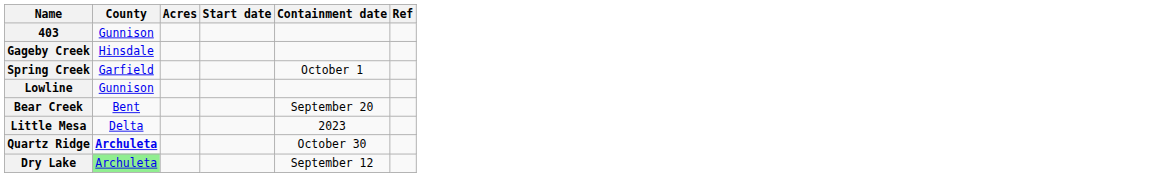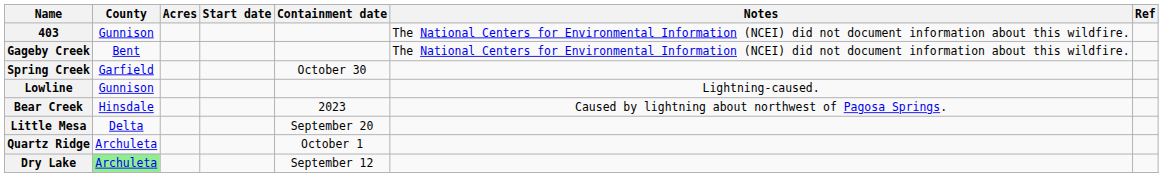+ column: (761, 14)
(126, 51) Hinsdale -> (126, 51) Bent
(332, 70) October 1 -> (332, 70) October 30
(126, 107) Bent -> (126, 107) Hinsdale
(332, 107) September 20 -> (332, 107) 2023
(332, 126) 2023 -> (332, 126) September 20
(126, 144) bold -> (126, 144) normal
(332, 144) October 30 -> (332, 144) October 1
